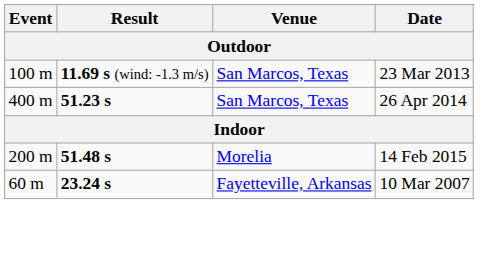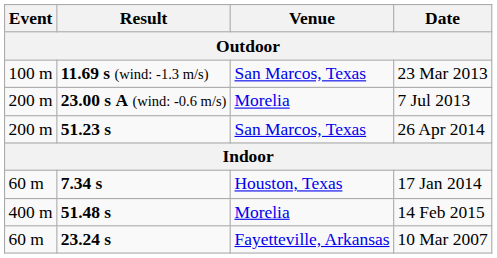+ row: (434, 101)
(31, 101) 400 m -> (31, 128) 200 m
+ row: (440, 184)
(31, 156) 200 m -> (31, 211) 400 m
